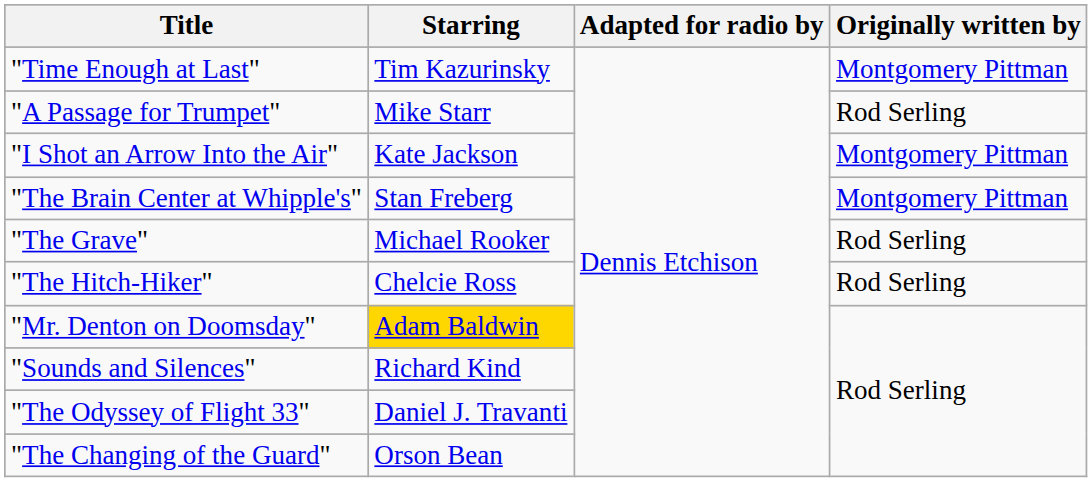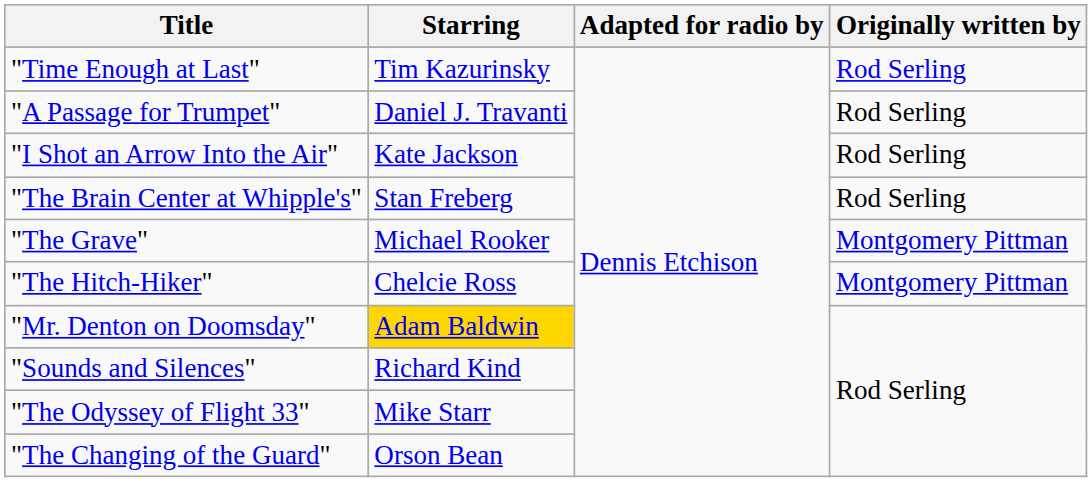(952, 68) Montgomery Pittman -> (901, 68) Rod Serling
(433, 111) Mike Starr -> (471, 111) Daniel J. Travanti
(952, 154) Montgomery Pittman -> (901, 154) Rod Serling
(952, 197) Montgomery Pittman -> (901, 197) Rod Serling
(901, 240) Rod Serling -> (952, 240) Montgomery Pittman
(901, 283) Rod Serling -> (952, 283) Montgomery Pittman
(471, 411) Daniel J. Travanti -> (433, 411) Mike Starr
